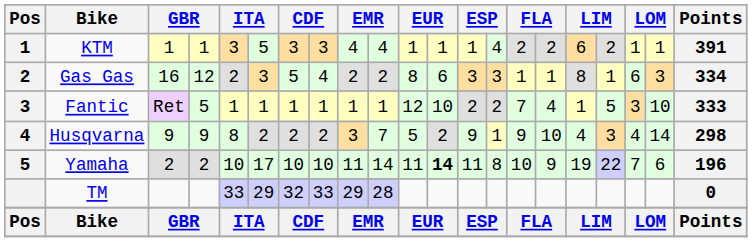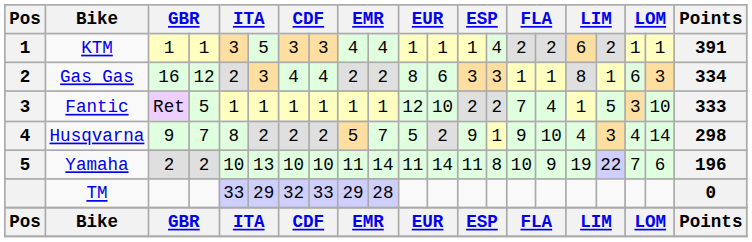(293, 78) 5 -> (293, 78) 4
(204, 136) 9 -> (204, 136) 7
(353, 136) 3 -> (353, 136) 5
(264, 165) 17 -> (264, 165) 13
(443, 165) bold -> (443, 165) normal
